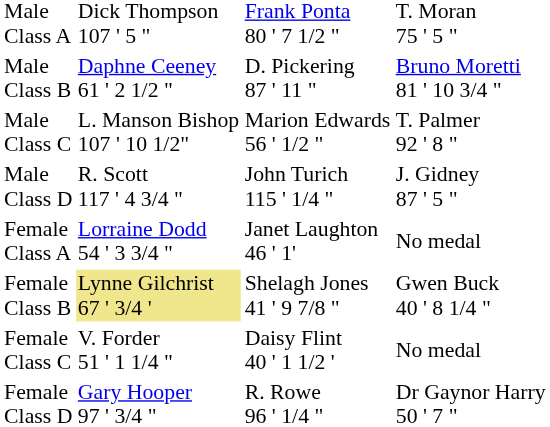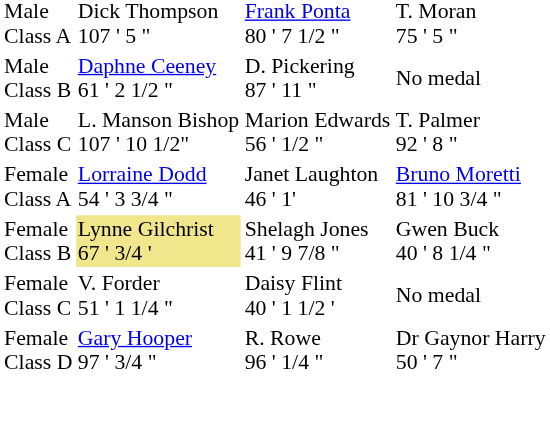(458, 77) Bruno Moretti 81 ' 10 3/4 " -> (438, 77) No medal
- row: (38, 186)
(438, 240) No medal -> (458, 186) Bruno Moretti 81 ' 10 3/4 "
